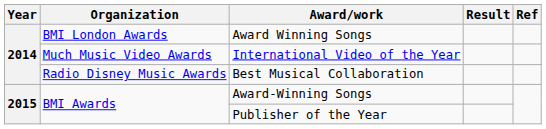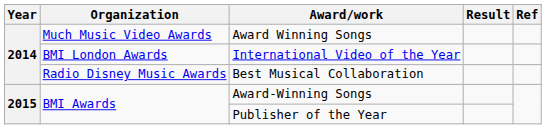(105, 34) BMI London Awards -> (127, 34) Much Music Video Awards
(127, 54) Much Music Video Awards -> (105, 54) BMI London Awards
